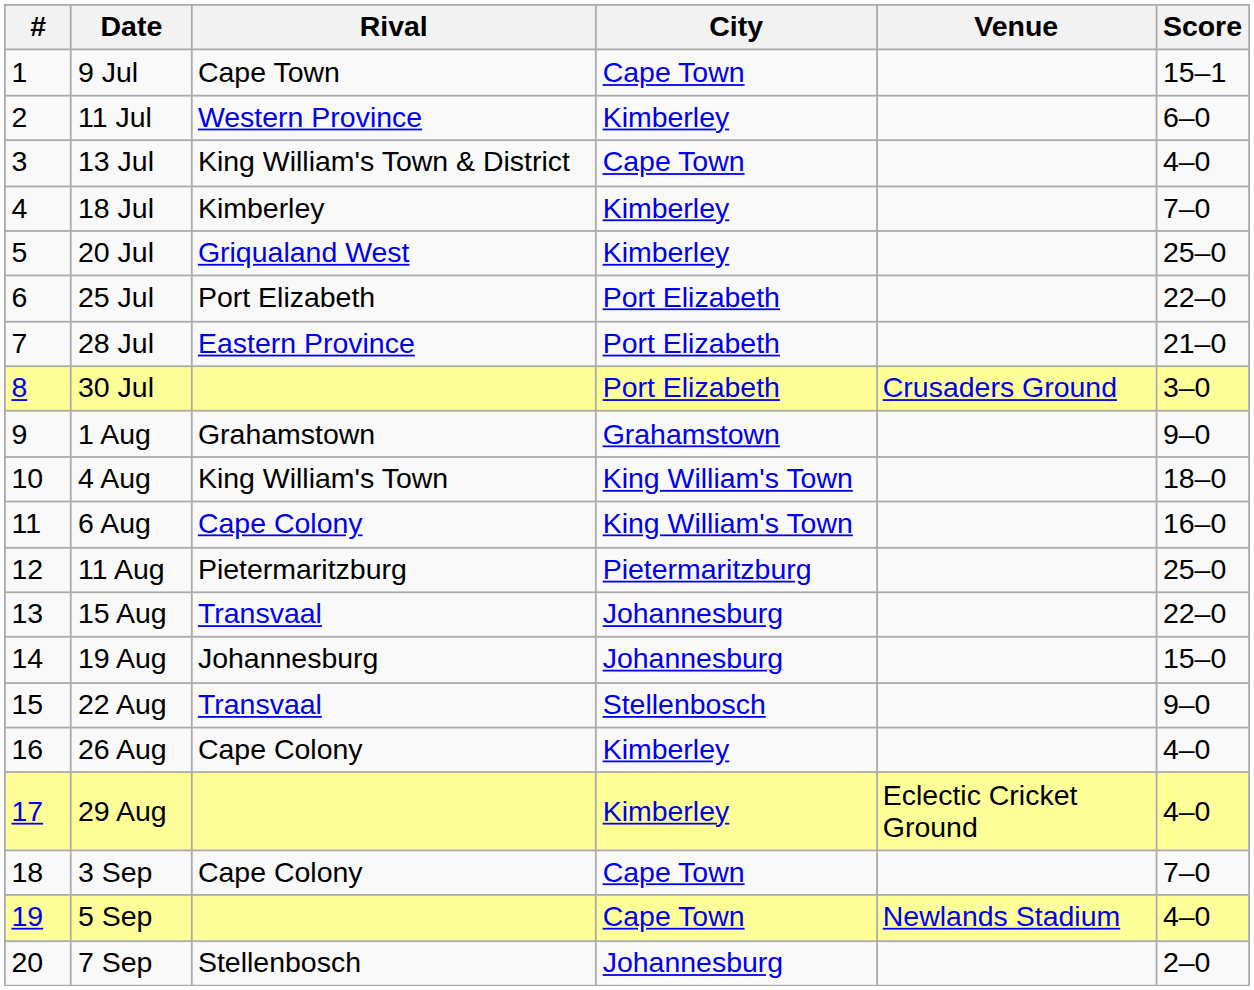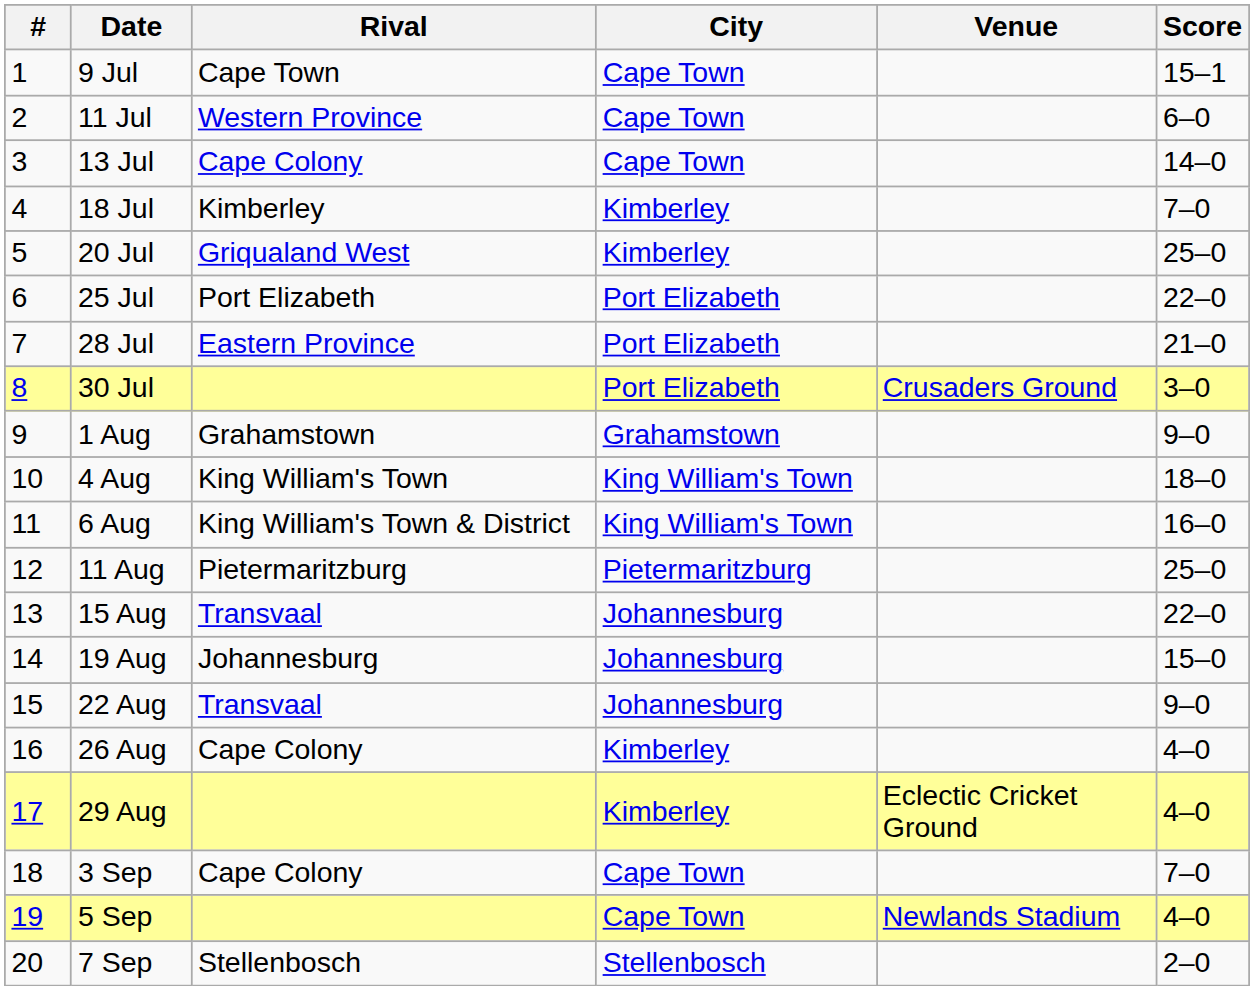(666, 117) Kimberley -> (674, 117) Cape Town
(384, 162) King William's Town & District -> (280, 162) Cape Colony
(1187, 162) 4–0 -> (1195, 162) 14–0
(280, 523) Cape Colony -> (384, 523) King William's Town & District
(684, 704) Stellenbosch -> (693, 704) Johannesburg
(693, 962) Johannesburg -> (684, 962) Stellenbosch
